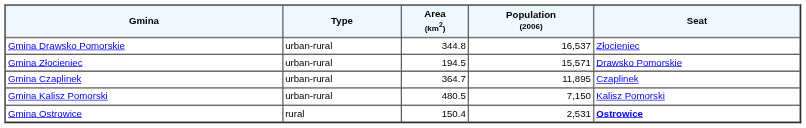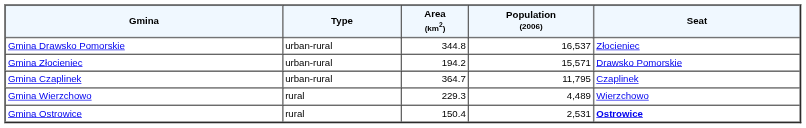(454, 62) 194.5 -> (454, 62) 194.2
(577, 79) 11,895 -> (577, 79) 11,795
- row: (58, 96)
+ row: (50, 96)
